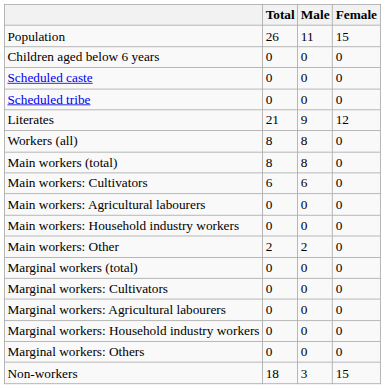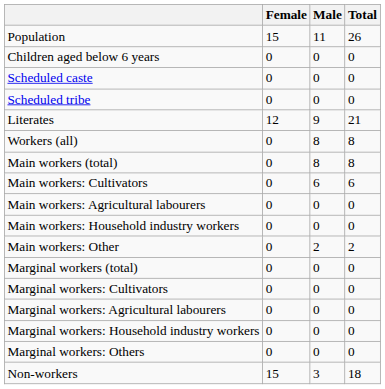columns swapped: (280, 15) <-> (356, 15)
